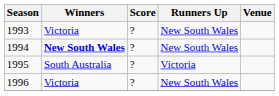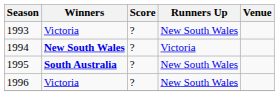(199, 47) New South Wales -> (178, 47) Victoria
(78, 64) normal -> (80, 64) bold
(178, 64) Victoria -> (199, 64) New South Wales
